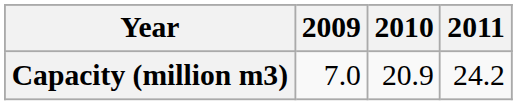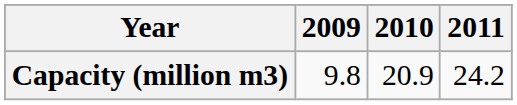(342, 74) 7.0 -> (342, 74) 9.8
